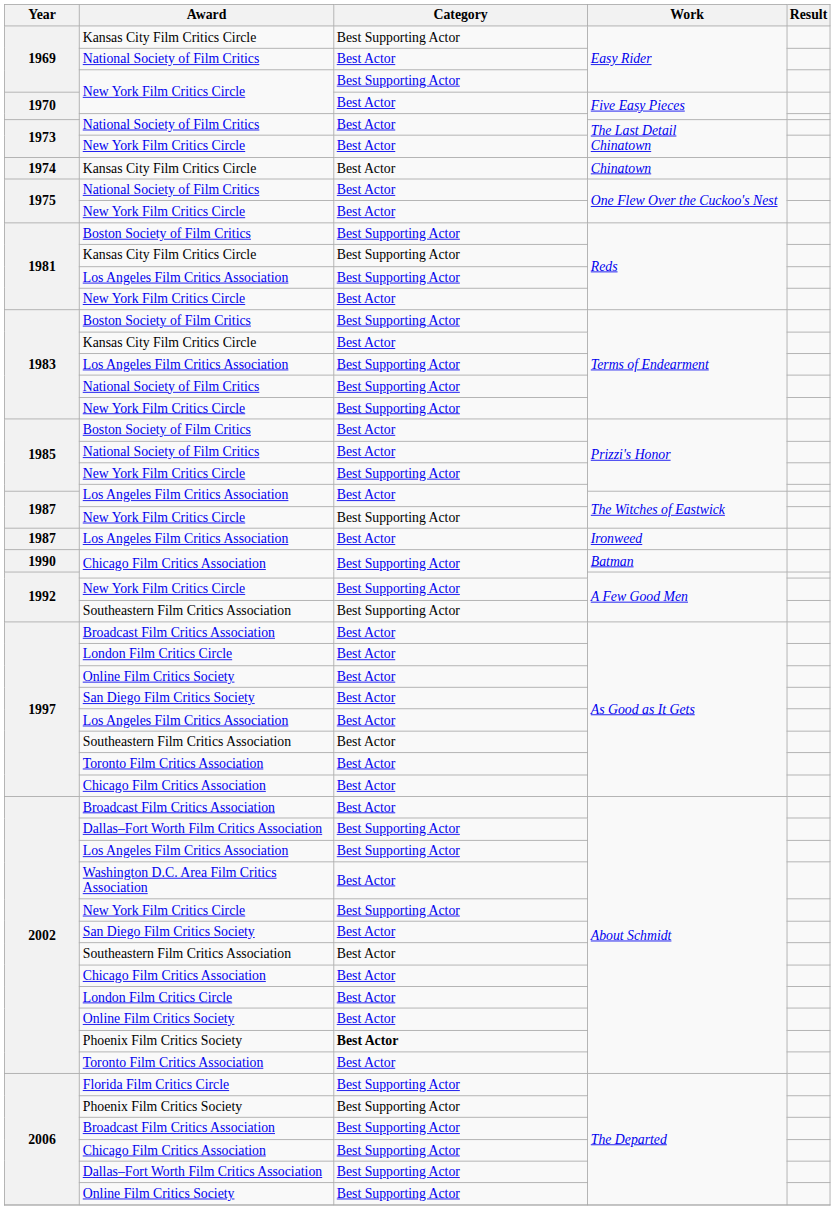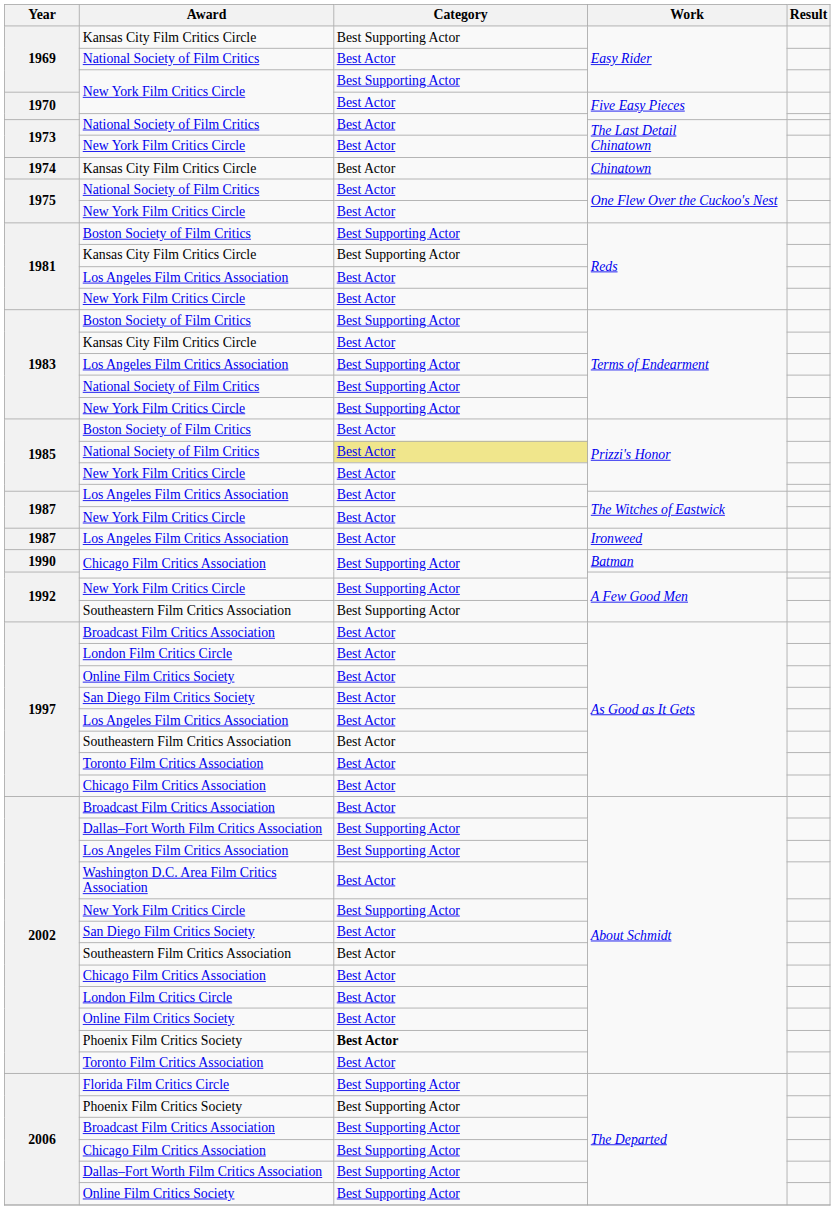(398, 277) Best Supporting Actor -> (366, 277) Best Actor
(366, 451) no background -> (366, 451) khaki background
(398, 473) Best Supporting Actor -> (366, 473) Best Actor
(398, 517) Best Supporting Actor -> (366, 517) Best Actor
